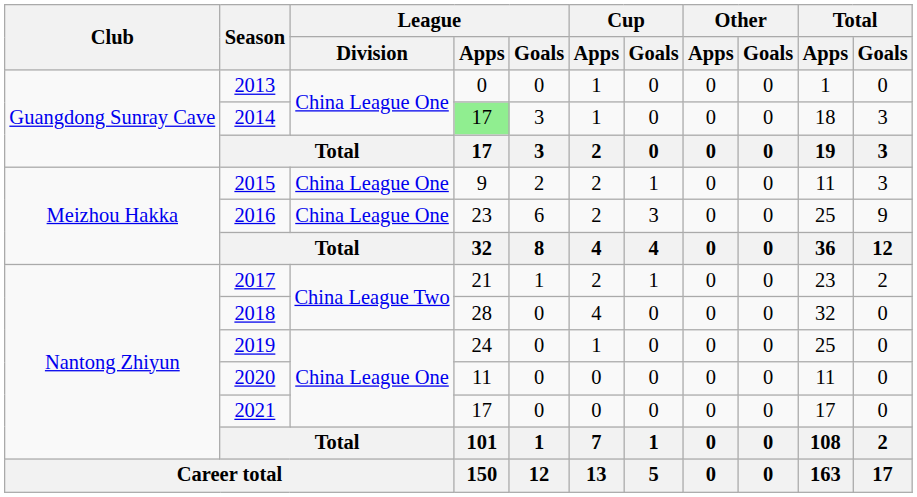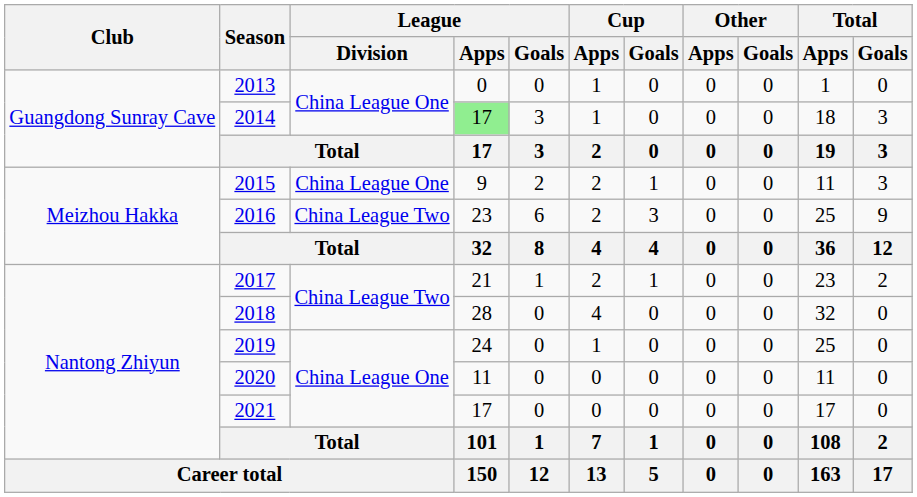(372, 215) China League One -> (372, 215) China League Two
